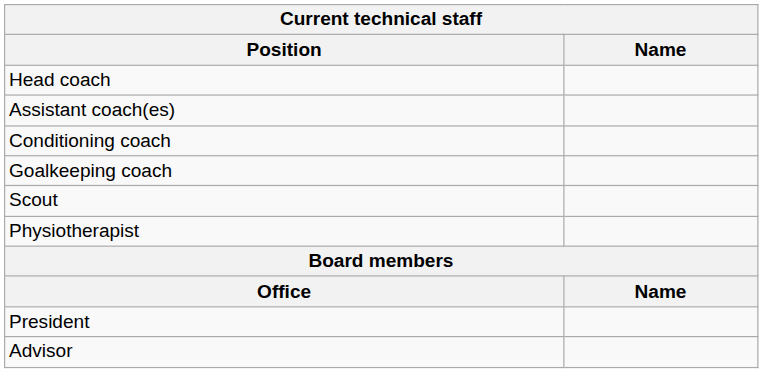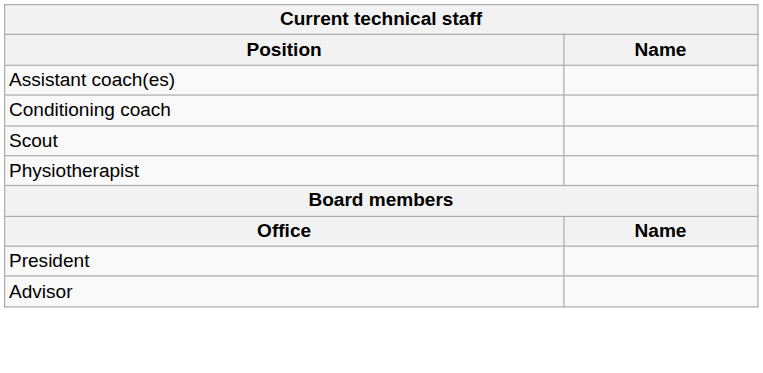- row: (60, 79)
- row: (90, 170)
